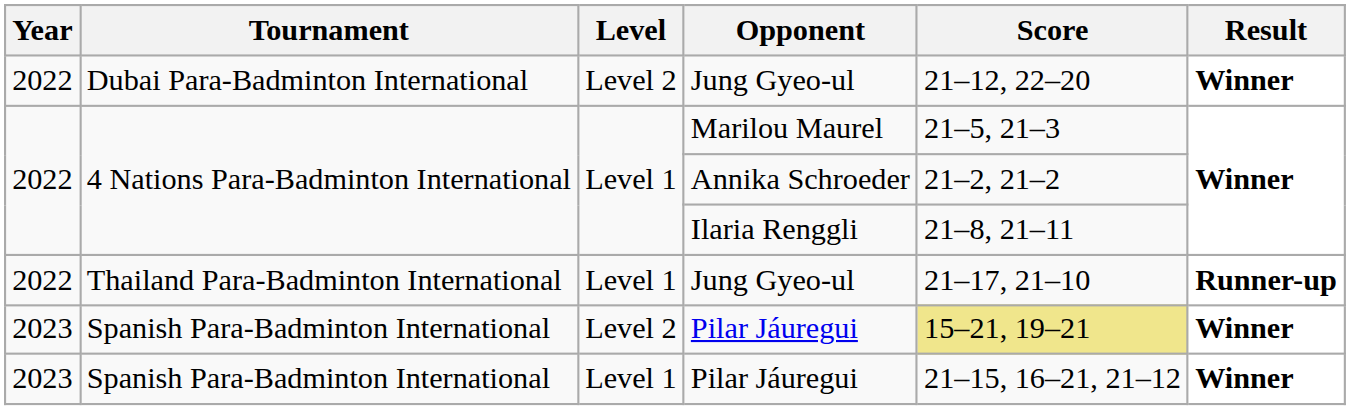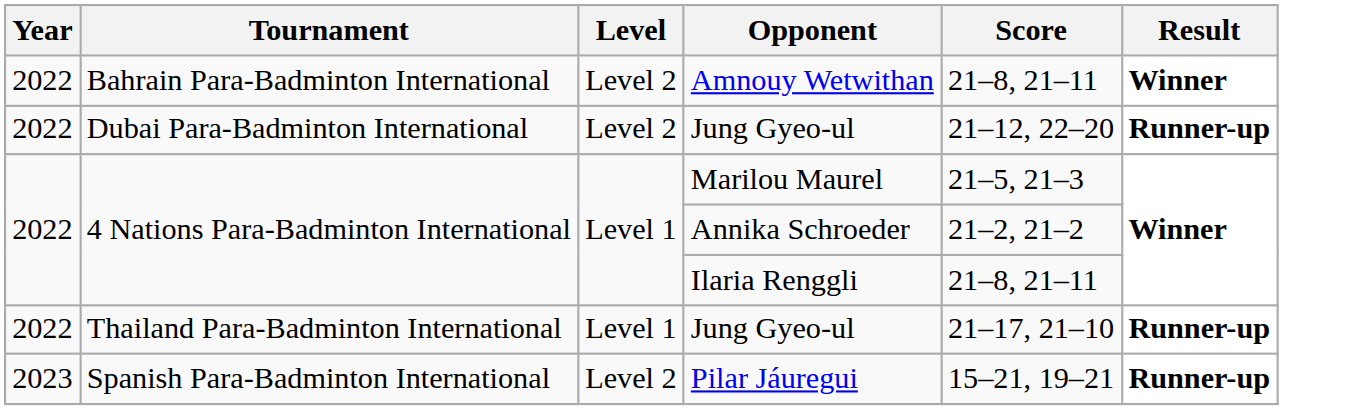+ row: (631, 79)
(1244, 79) Winner -> (1199, 129) Runner-up
(1007, 329) khaki background -> (1031, 378) no background
(1244, 329) Winner -> (1199, 378) Runner-up
- row: (631, 378)
